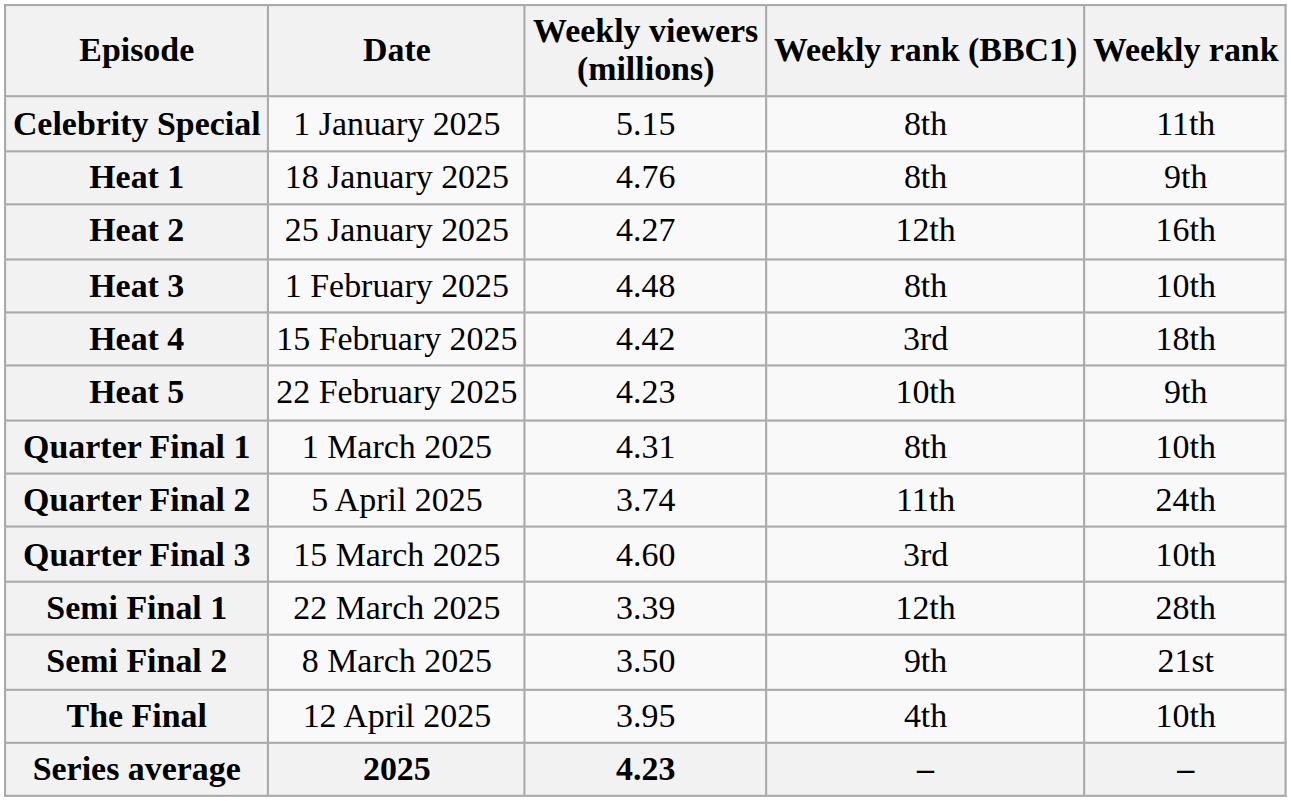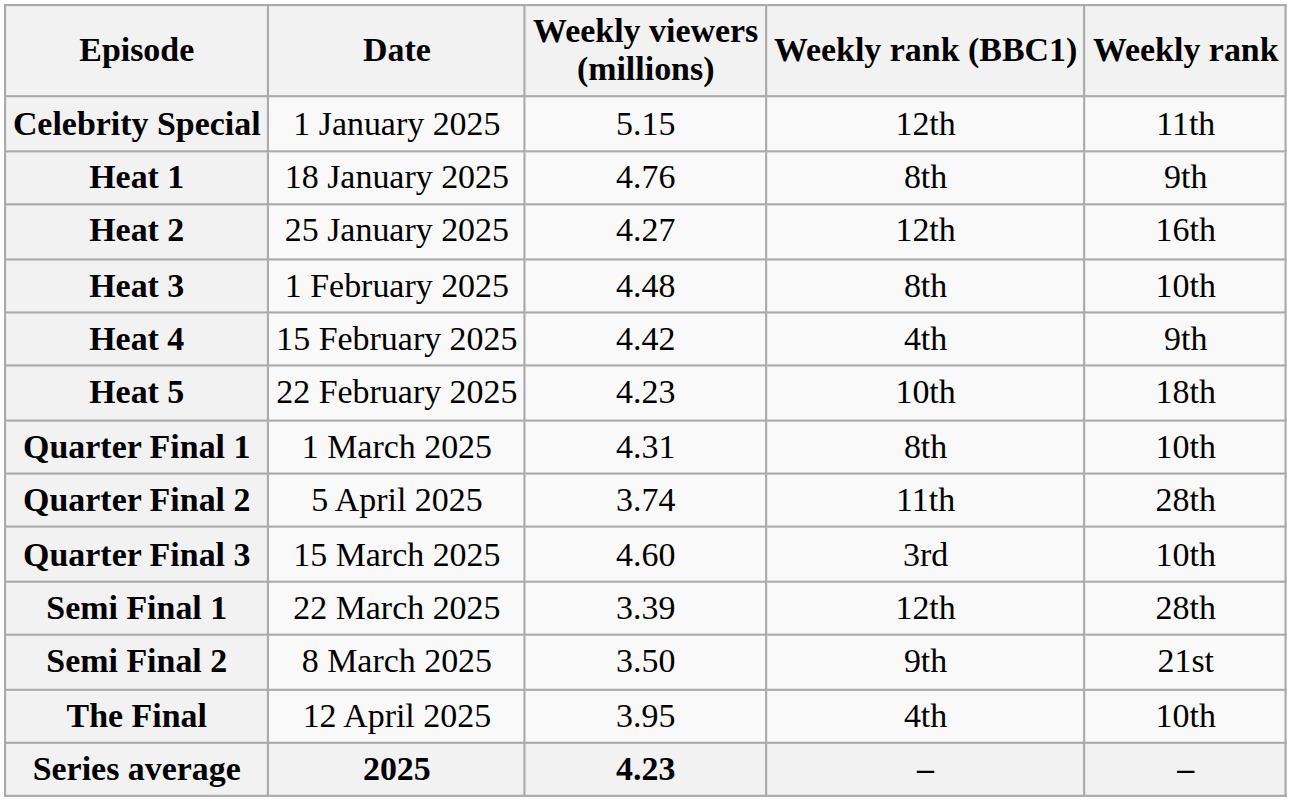(926, 123) 8th -> (926, 123) 12th
(926, 338) 3rd -> (926, 338) 4th
(1186, 338) 18th -> (1186, 338) 9th
(1186, 392) 9th -> (1186, 392) 18th
(1186, 499) 24th -> (1186, 499) 28th
